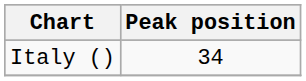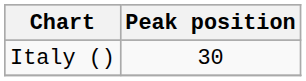(210, 58) 34 -> (210, 58) 30
